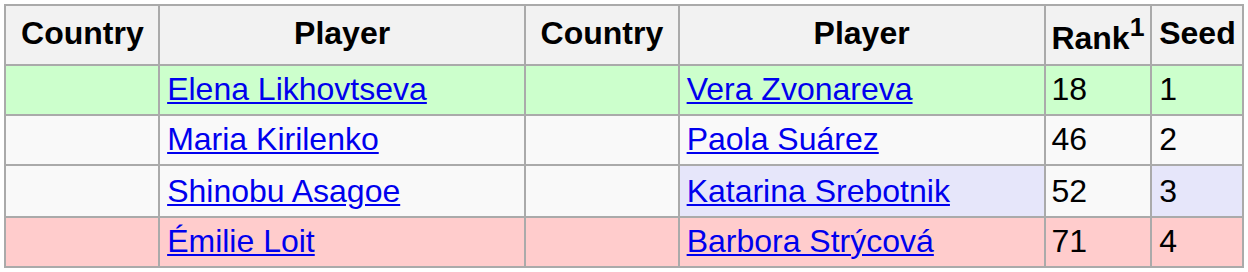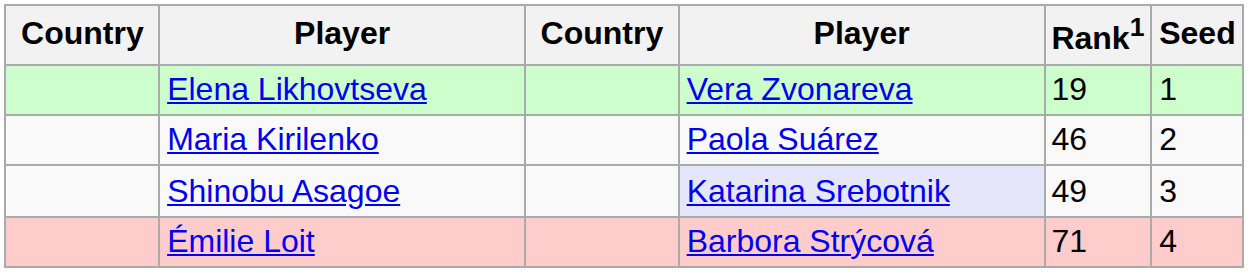(1069, 89) 18 -> (1069, 89) 19
(1069, 190) 52 -> (1069, 190) 49
(1168, 190) lavender background -> (1168, 190) no background
